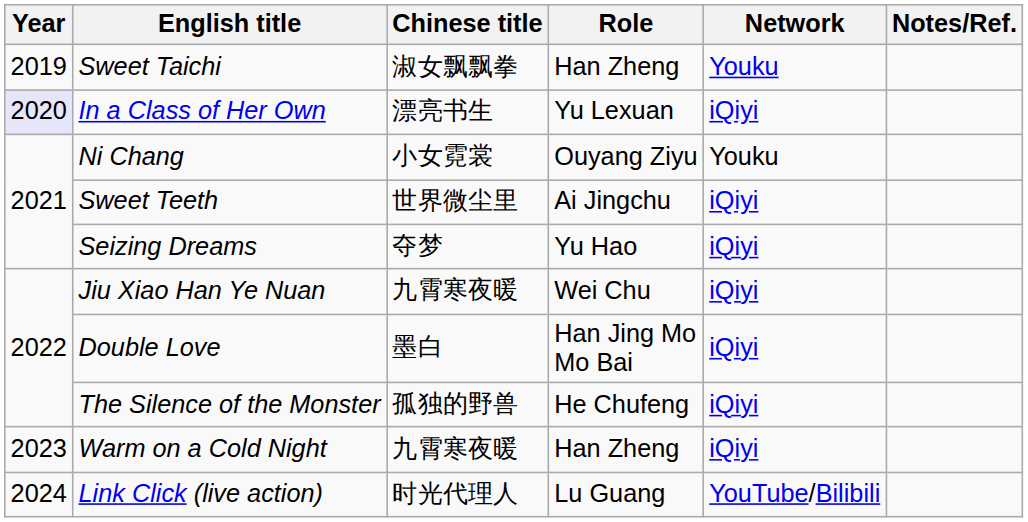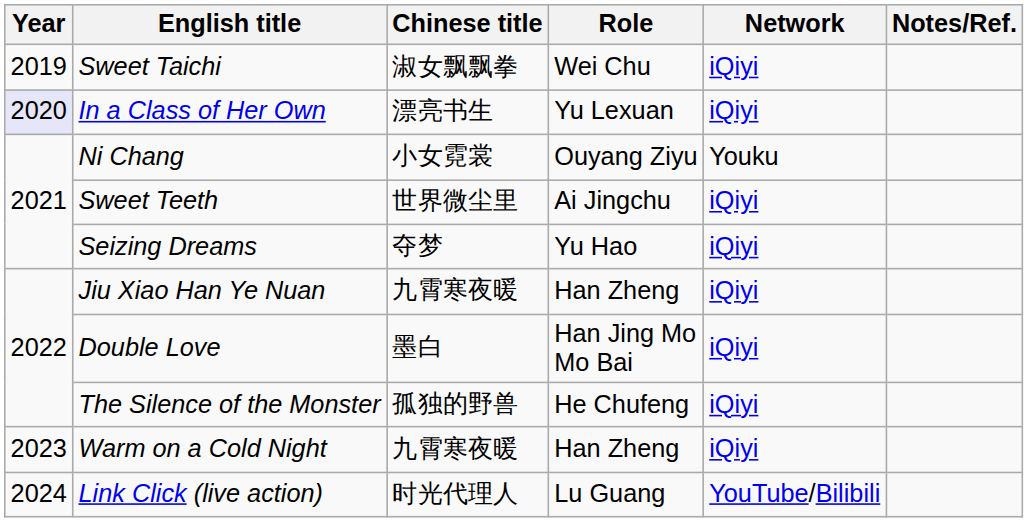(617, 67) Han Zheng -> (602, 67) Wei Chu
(744, 67) Youku -> (734, 67) iQiyi
(602, 291) Wei Chu -> (617, 291) Han Zheng
